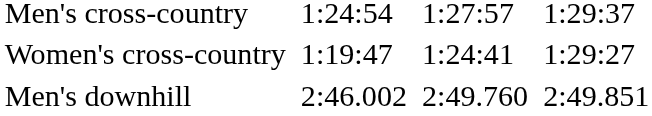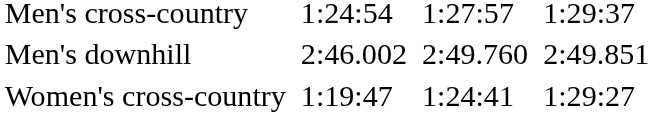rows swapped: (98, 95) <-> (145, 54)
